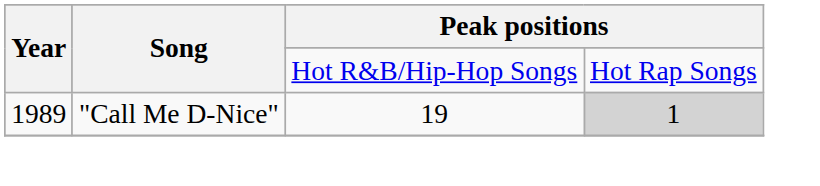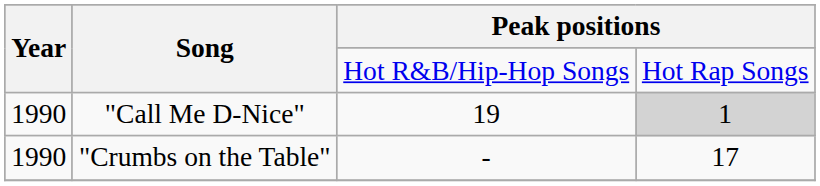(39, 113) 1989 -> (39, 113) 1990
+ row: (205, 157)
